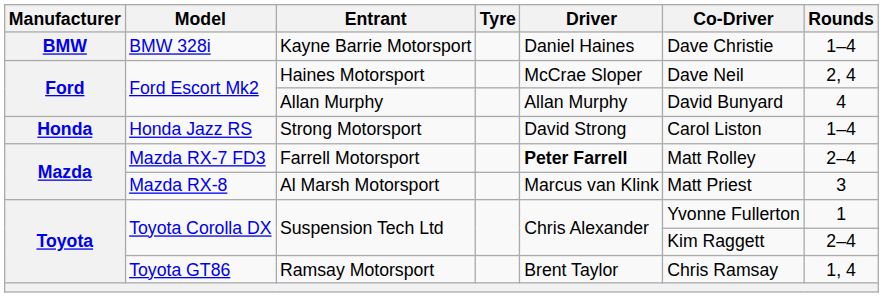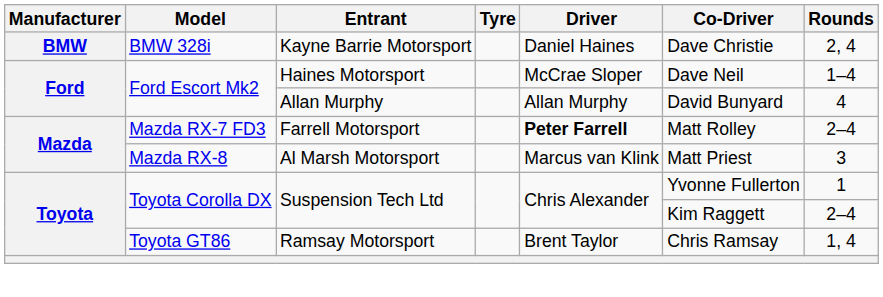(841, 46) 1–4 -> (841, 46) 2, 4
(841, 74) 2, 4 -> (841, 74) 1–4
- row: (191, 130)
